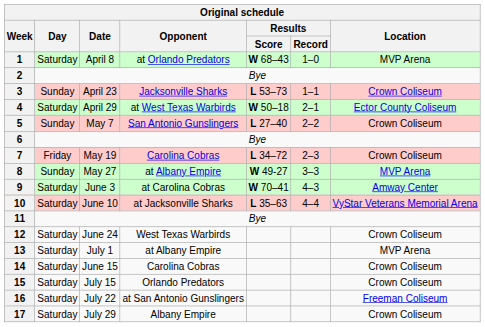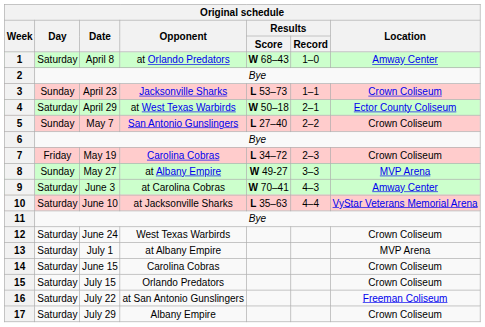(405, 60) MVP Arena -> (405, 60) Amway Center
